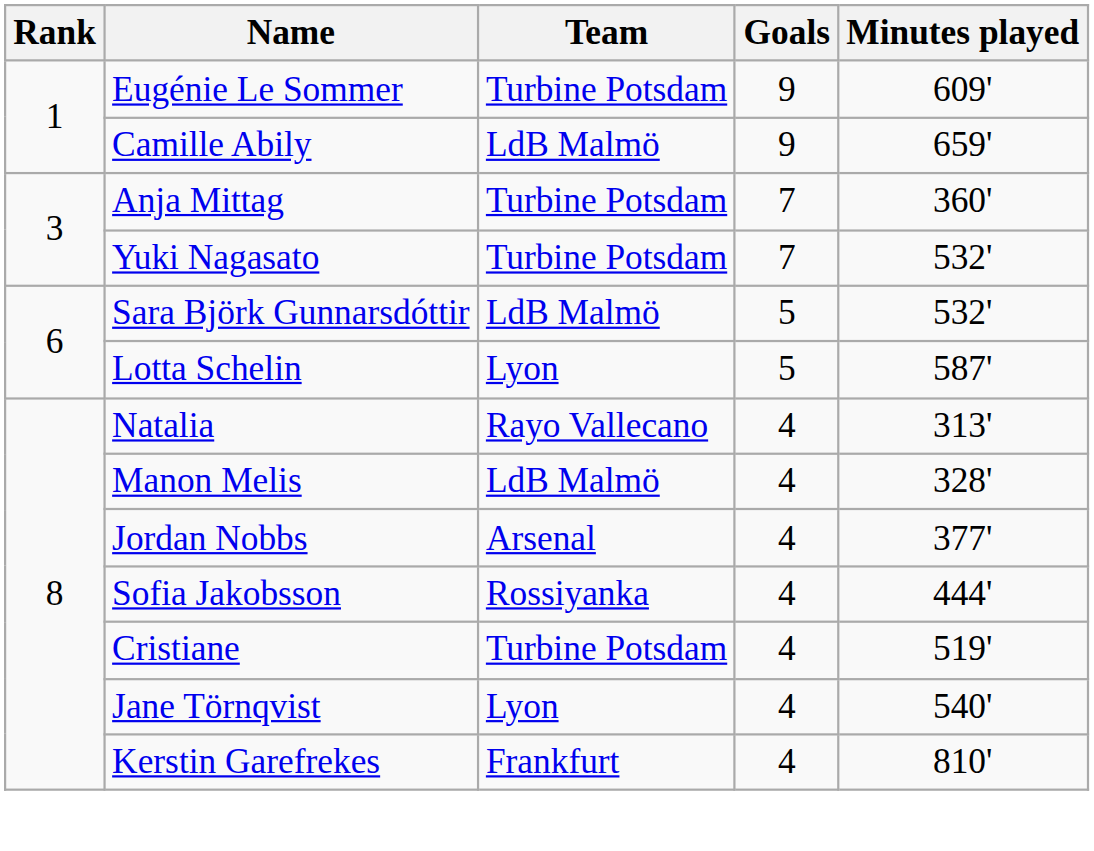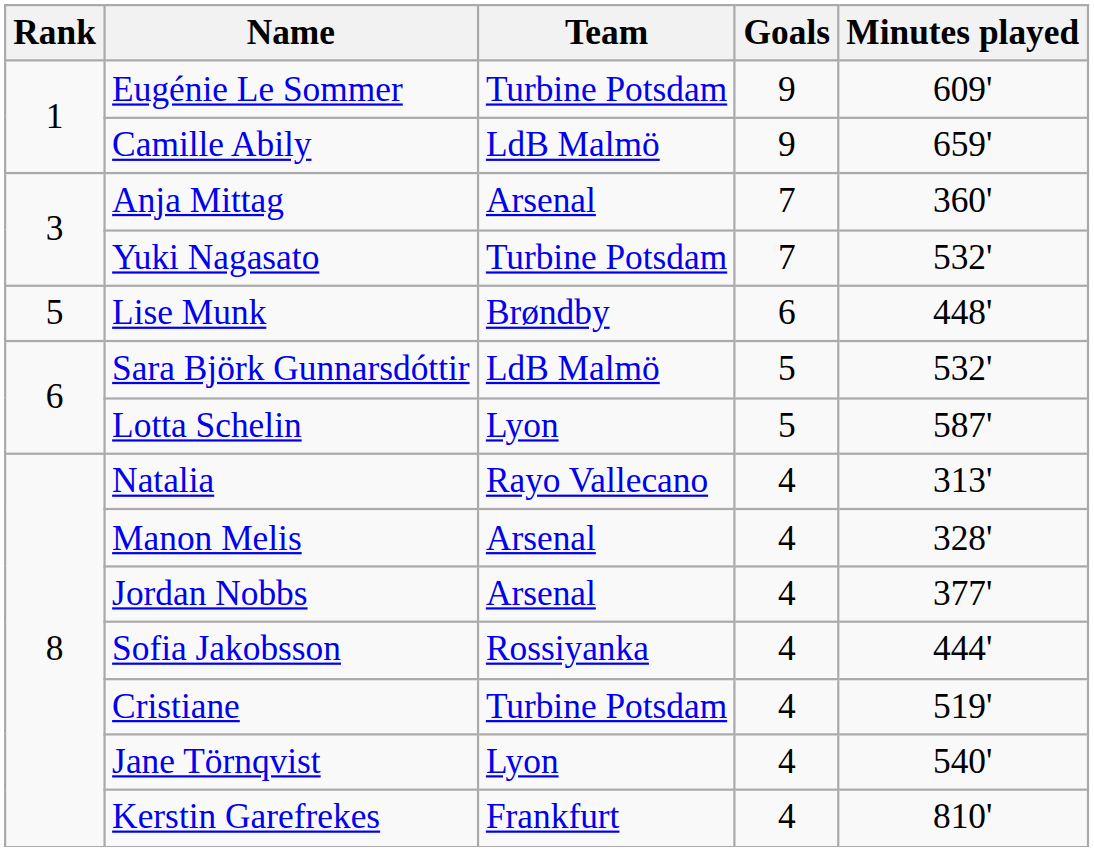(607, 200) Turbine Potsdam -> (541, 200) Arsenal
+ row: (189, 312)
(573, 481) LdB Malmö -> (541, 537) Arsenal
